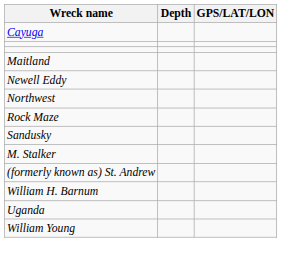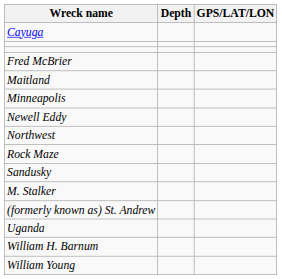+ row: (39, 61)
+ row: (36, 98)
rows swapped: (26, 209) <-> (53, 191)
